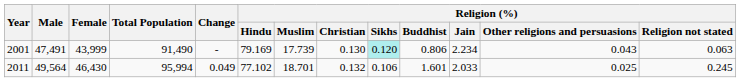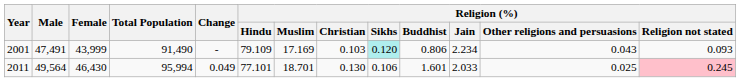(256, 49) 79.169 -> (256, 49) 79.109
(298, 49) 17.739 -> (298, 49) 17.169
(353, 49) 0.130 -> (353, 49) 0.103
(720, 49) 0.063 -> (720, 49) 0.093
(256, 67) 77.102 -> (256, 67) 77.101
(353, 67) 0.132 -> (353, 67) 0.130
(720, 67) no background -> (720, 67) pink background
